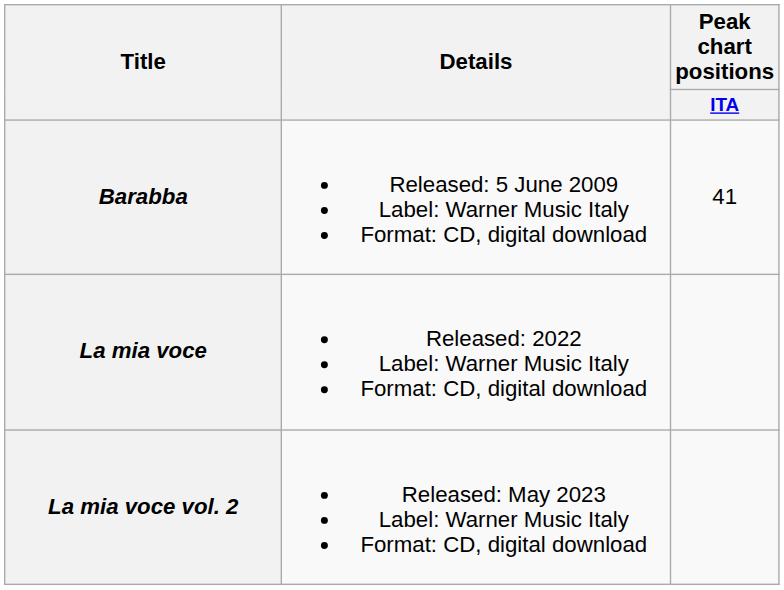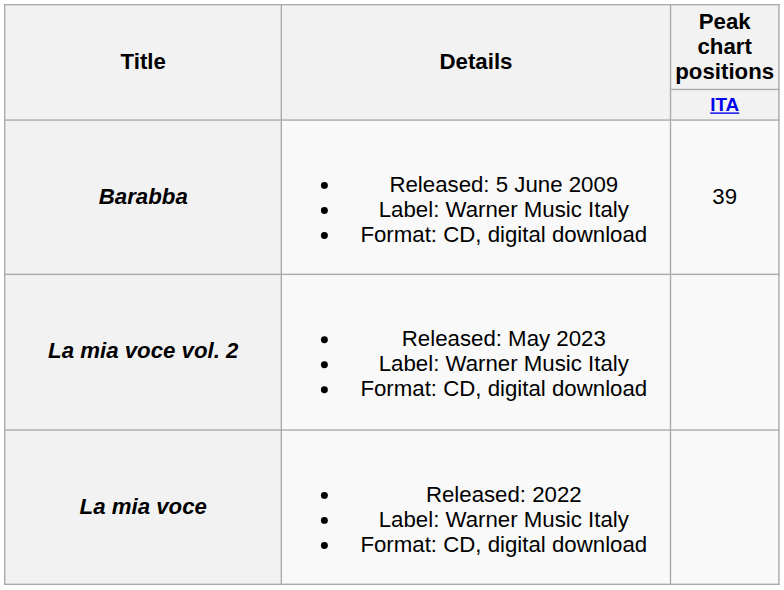(725, 197) 41 -> (725, 197) 39
rows swapped: (143, 351) <-> (143, 506)
